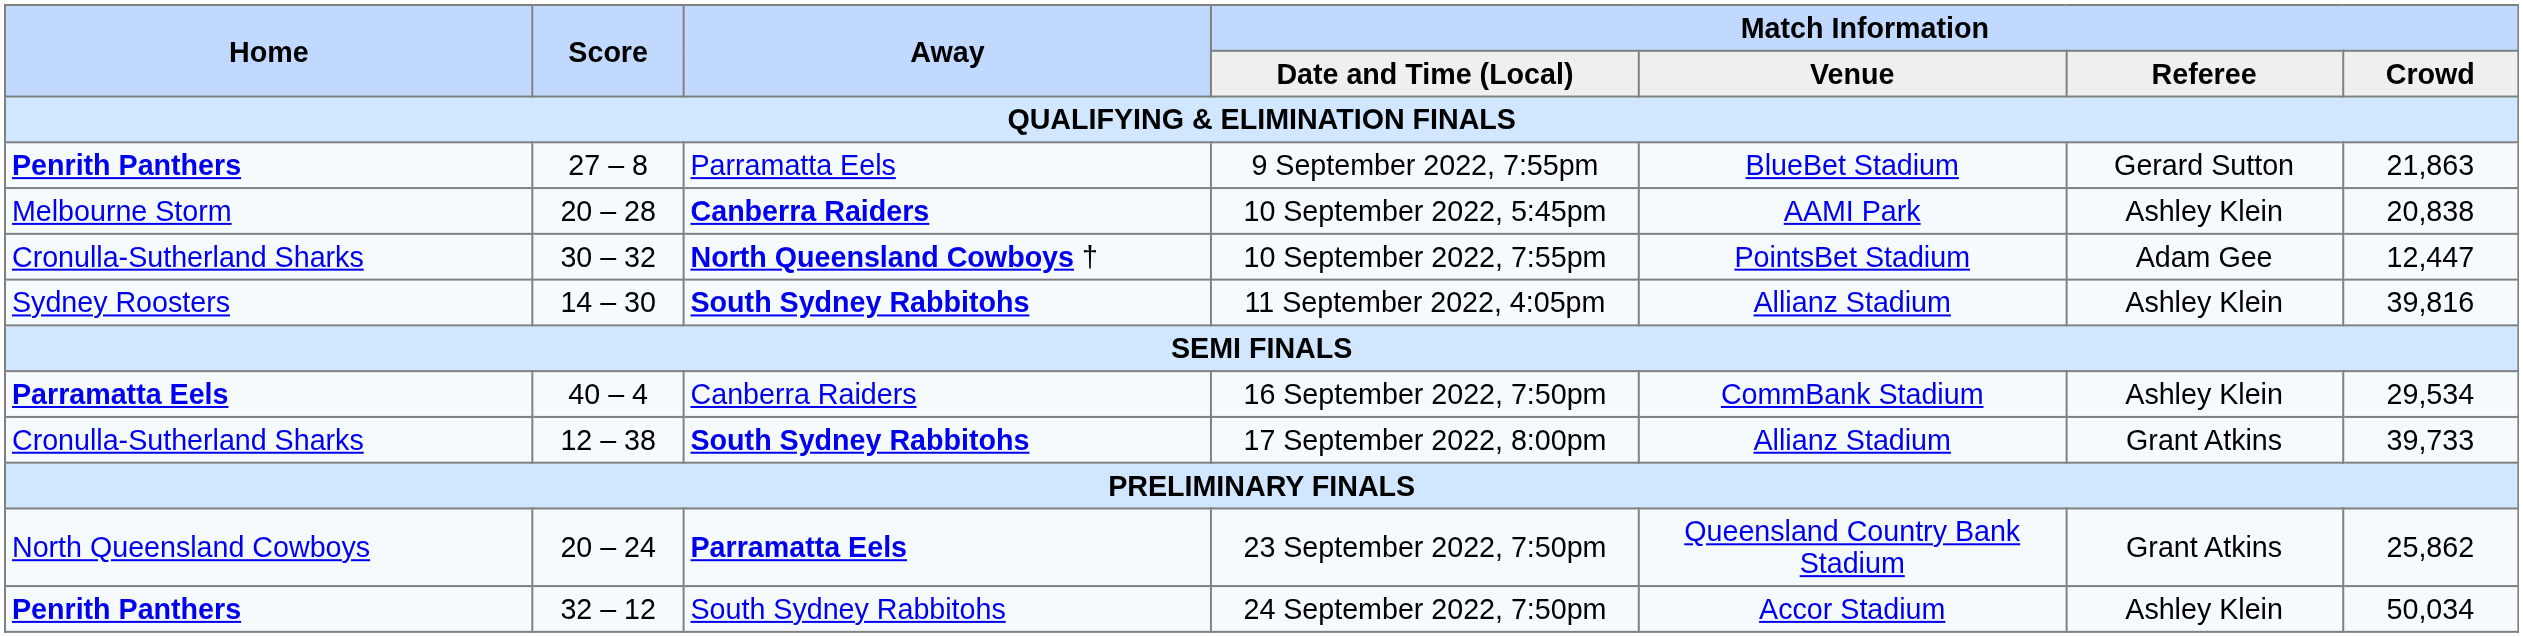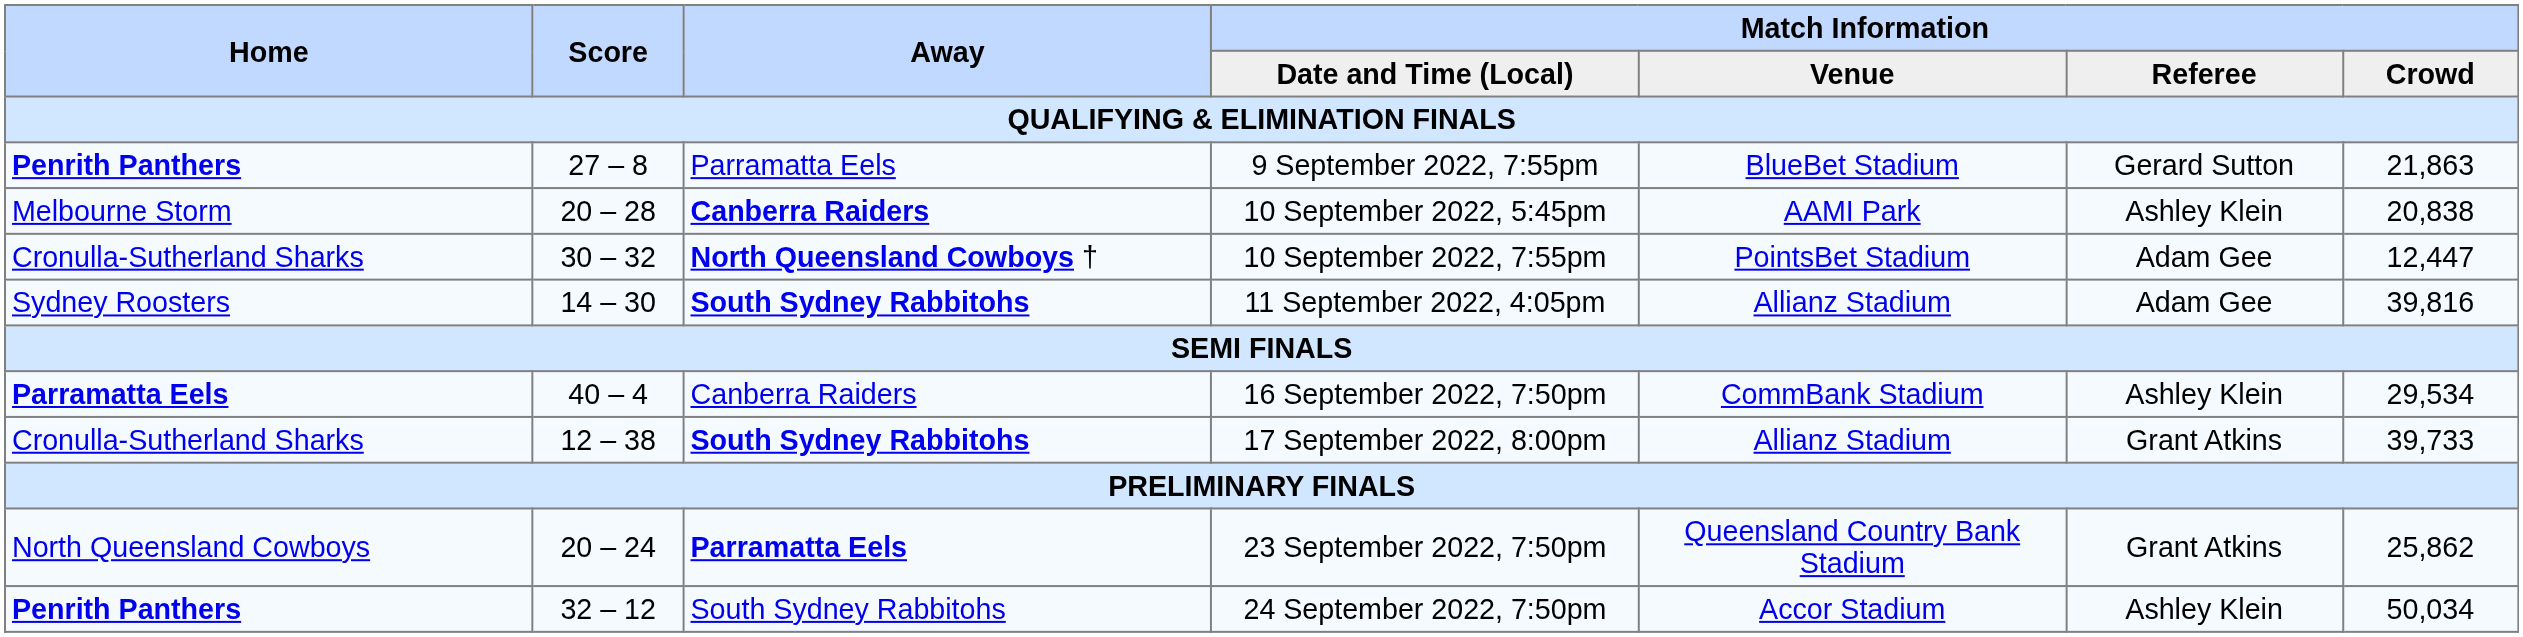(2204, 302) Ashley Klein -> (2204, 302) Adam Gee
